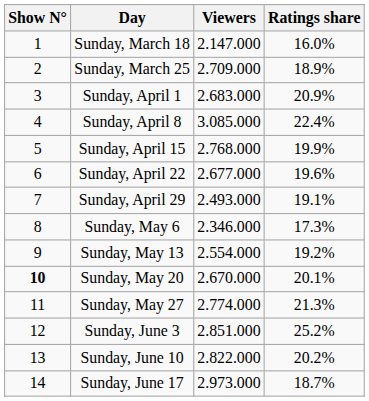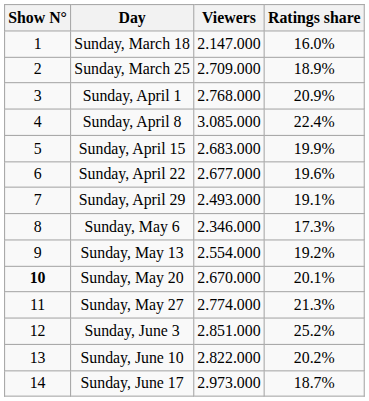(229, 96) 2.683.000 -> (229, 96) 2.768.000
(229, 148) 2.768.000 -> (229, 148) 2.683.000
